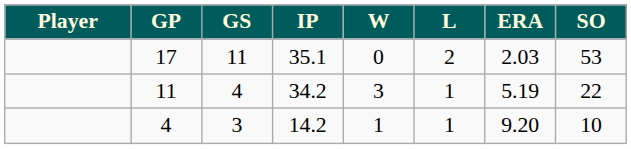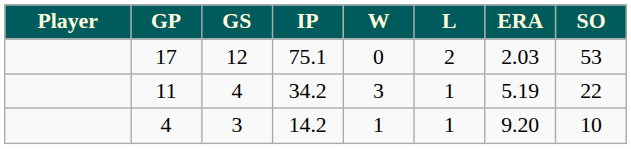(237, 56) 11 -> (237, 56) 12
(308, 56) 35.1 -> (308, 56) 75.1
